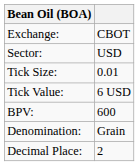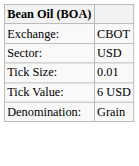- row: (20, 111)
- row: (45, 151)
